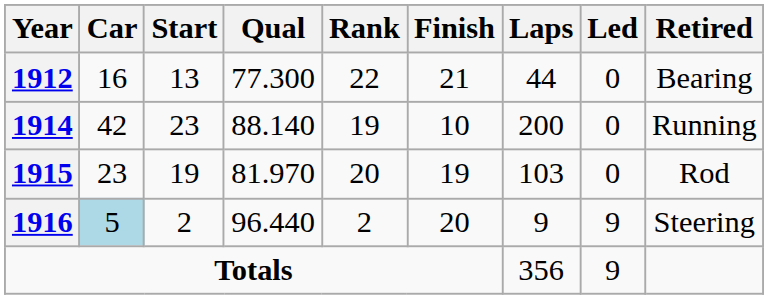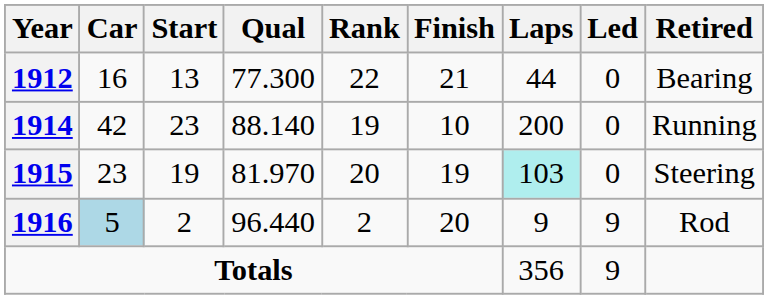(541, 173) no background -> (541, 173) paleturquoise background
(704, 173) Rod -> (704, 173) Steering
(704, 221) Steering -> (704, 221) Rod
